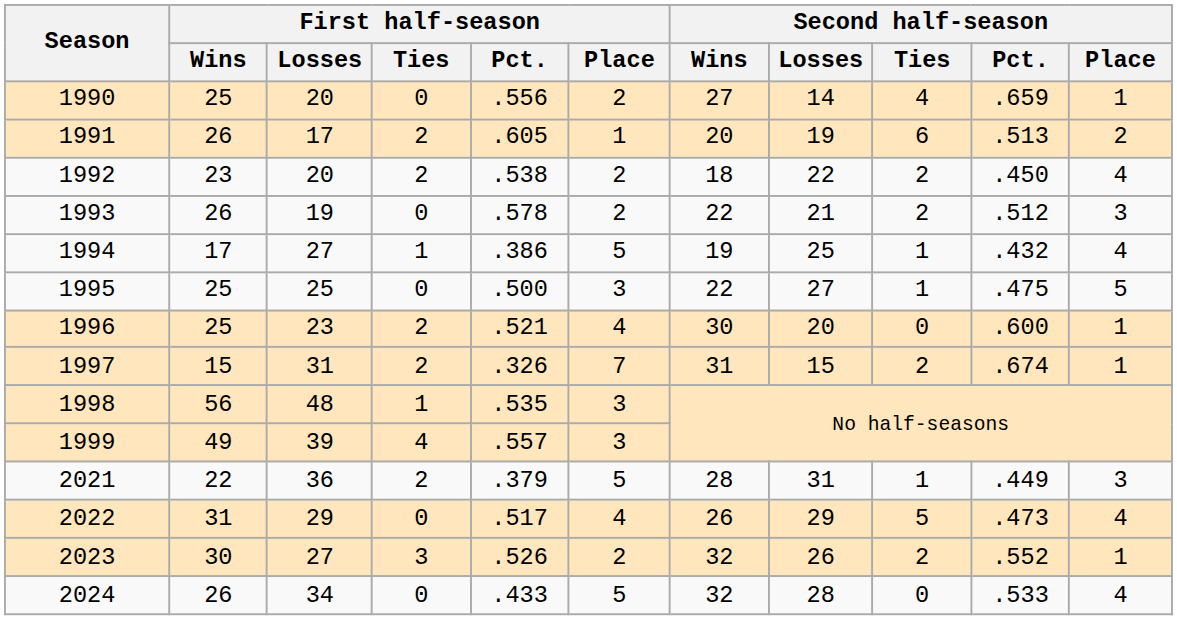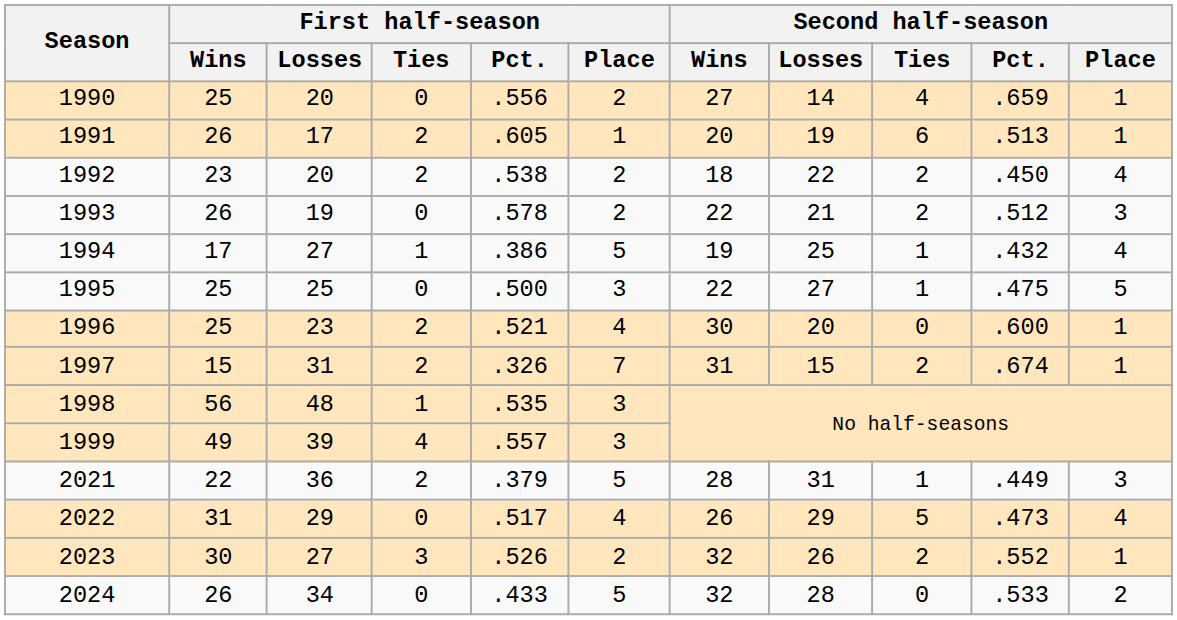(1120, 139) 2 -> (1120, 139) 1
(1120, 596) 4 -> (1120, 596) 2
